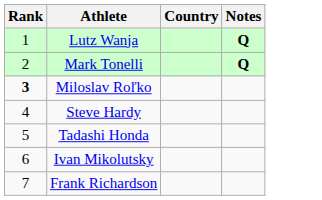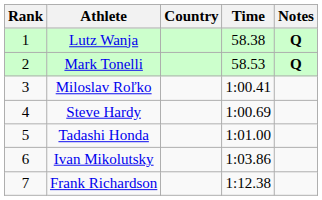+ column: (248, 16)
(25, 87) bold -> (25, 87) normal
